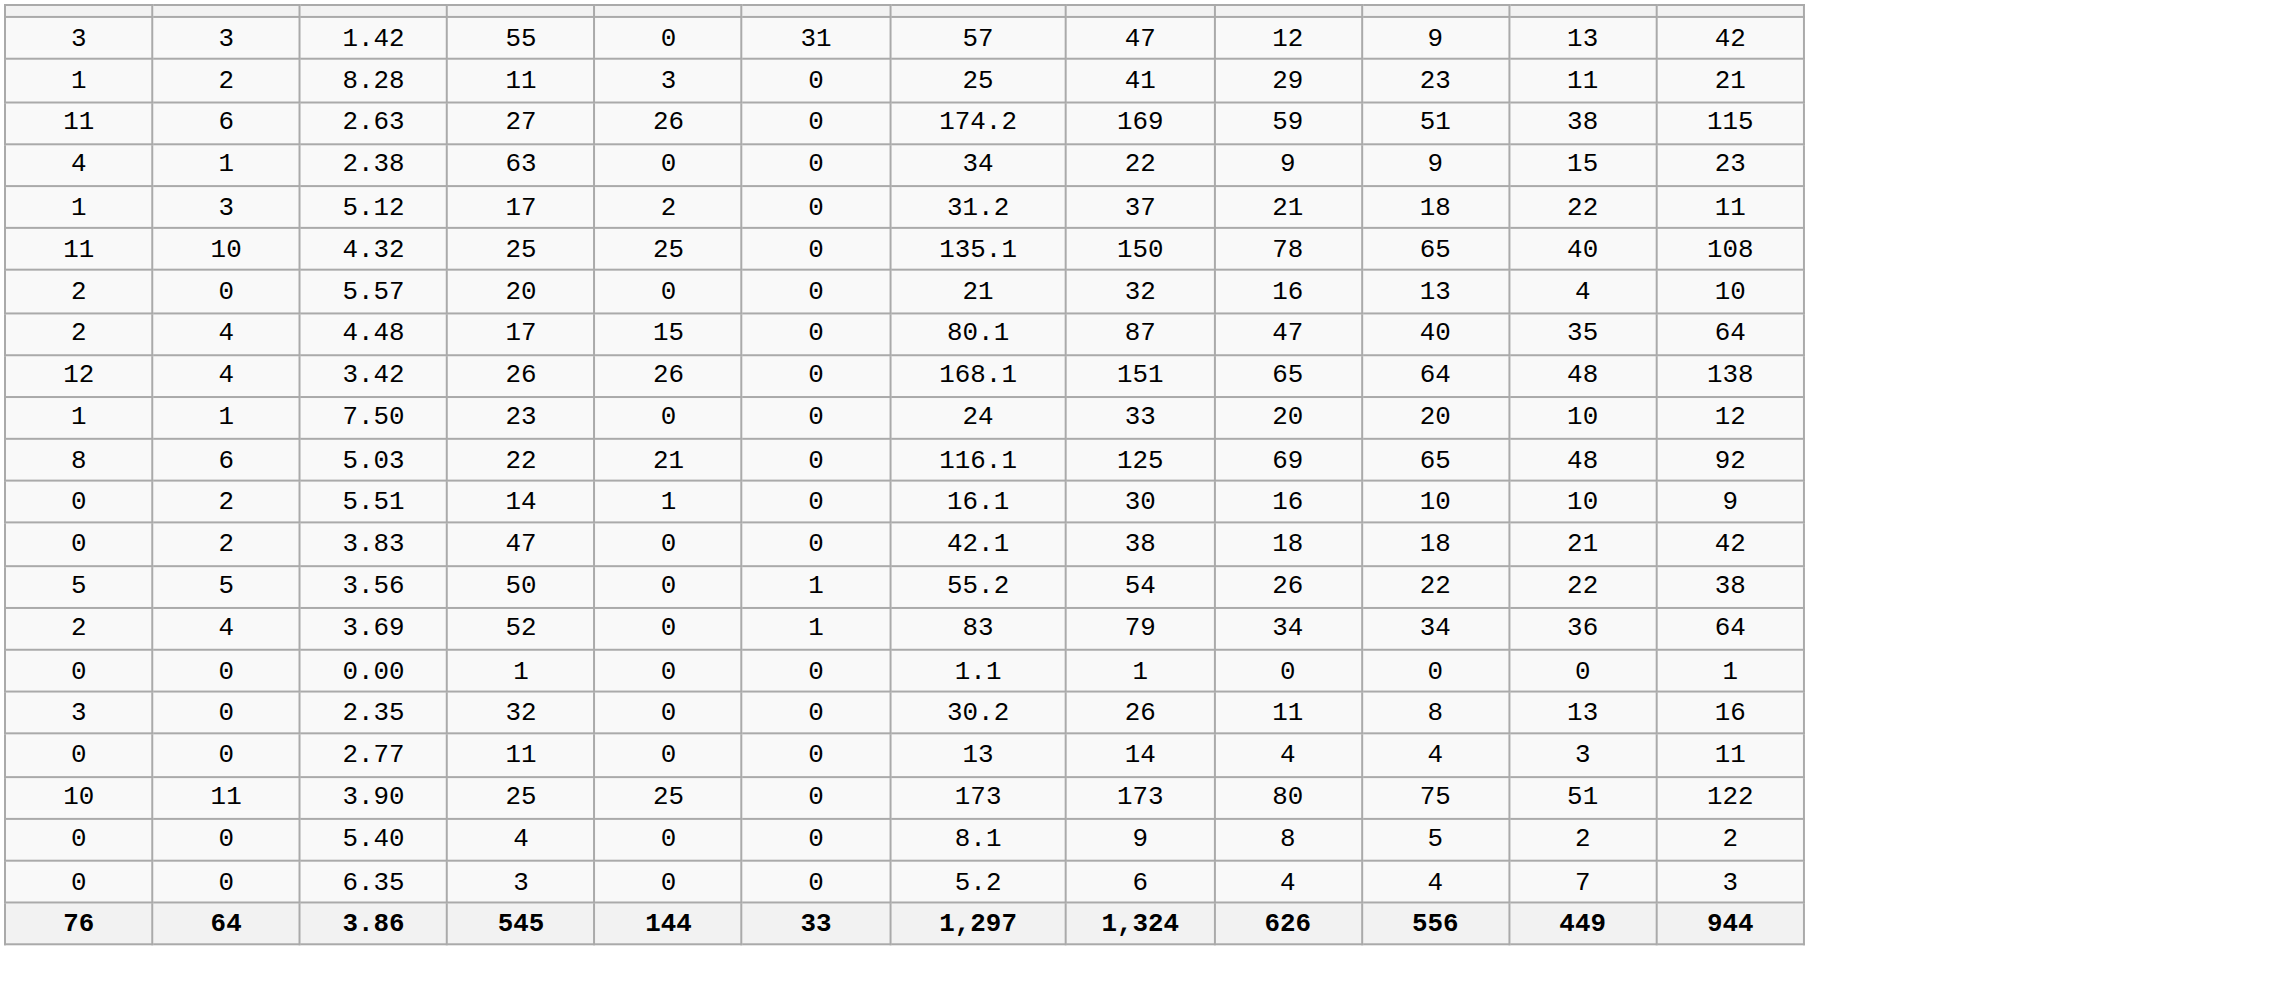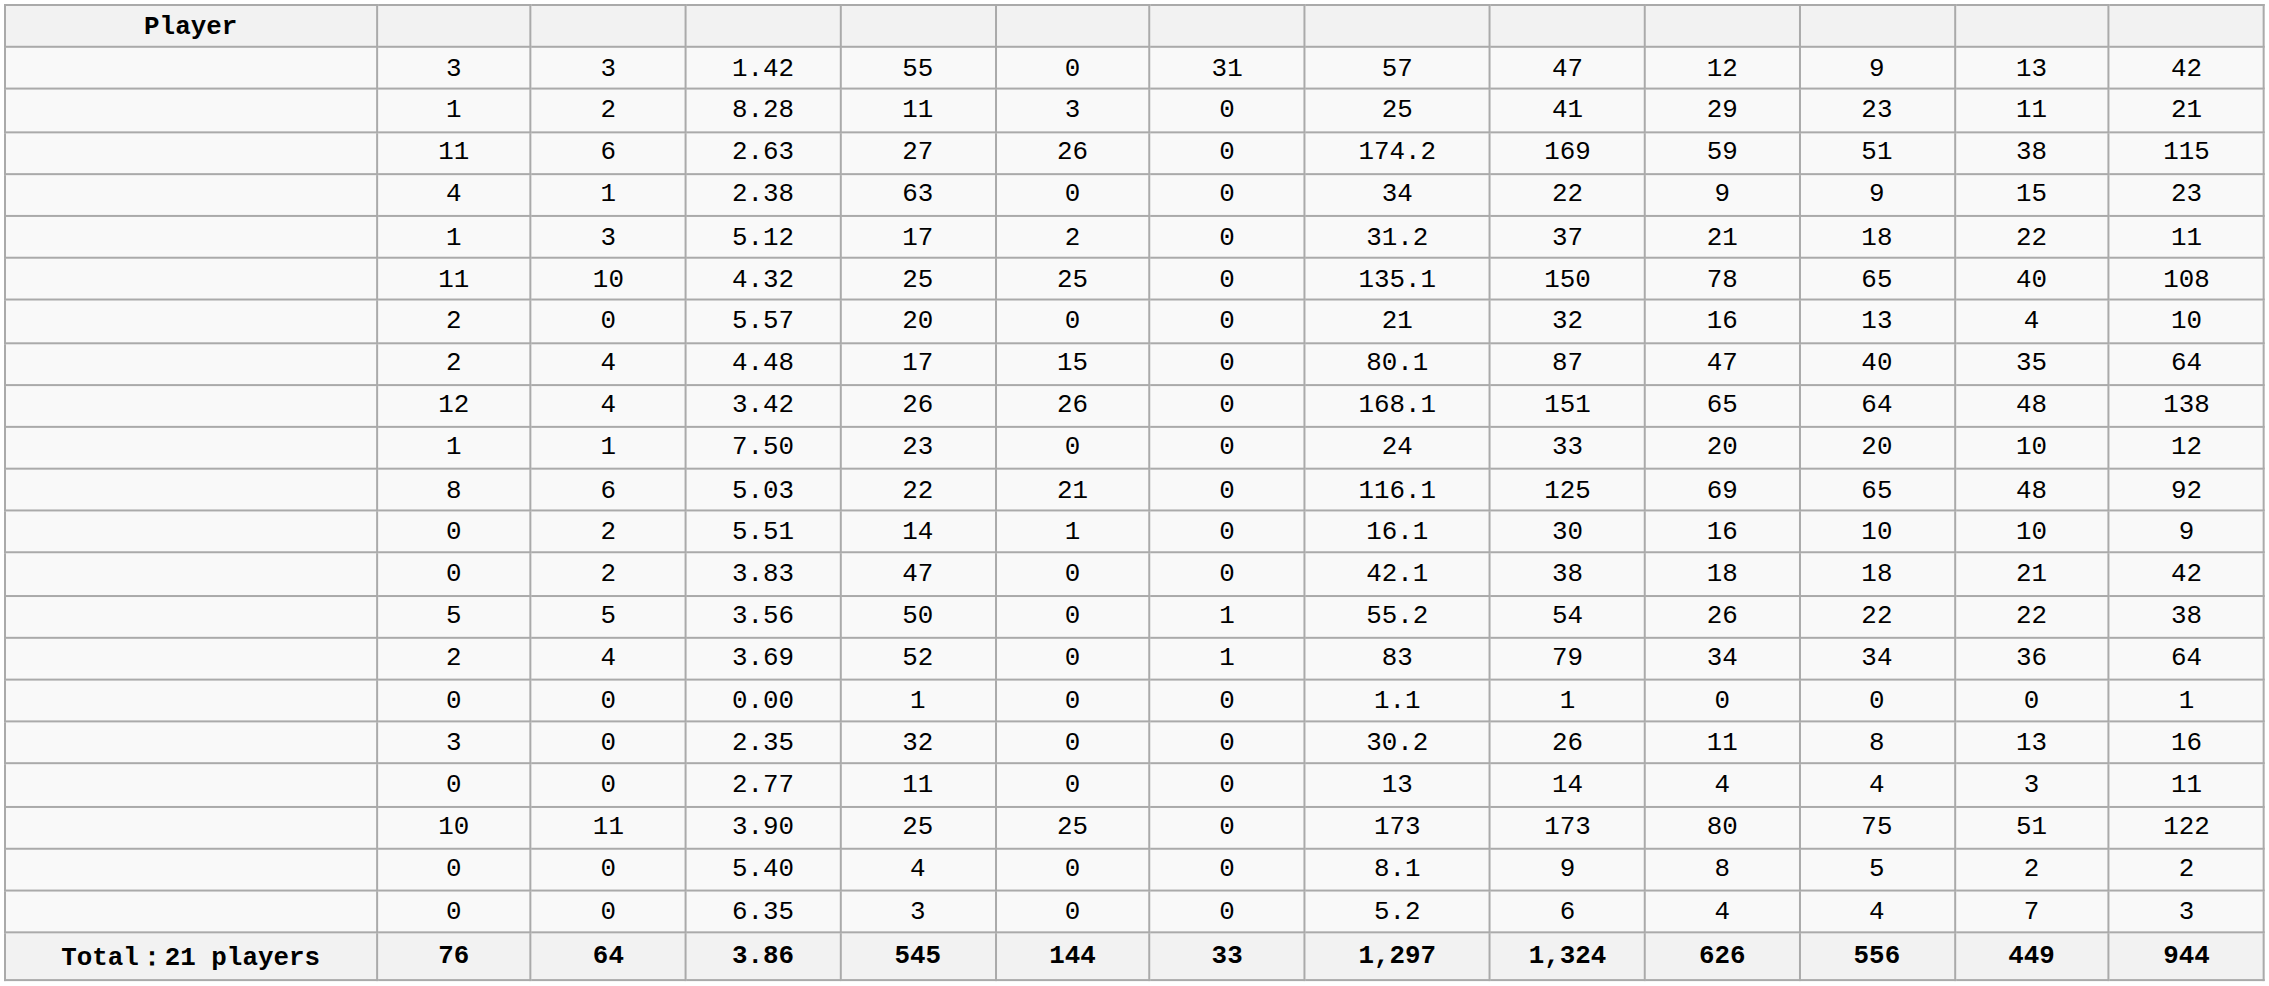+ column: (191, 26)
